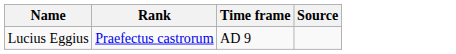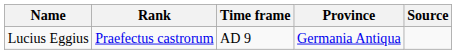+ column: (349, 15)
